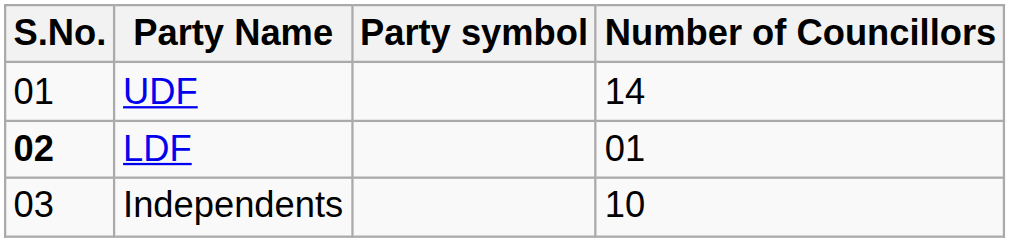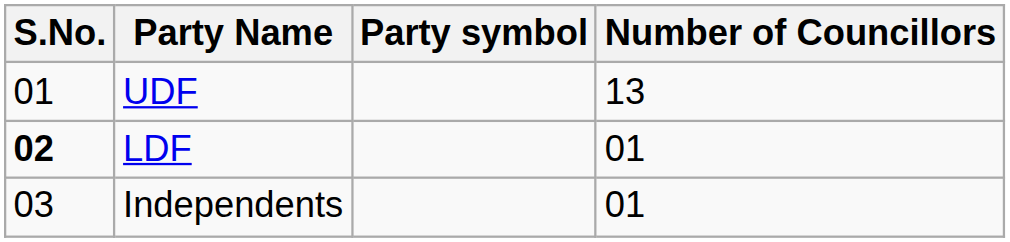(625, 90) 14 -> (625, 90) 13
(625, 206) 10 -> (625, 206) 01
